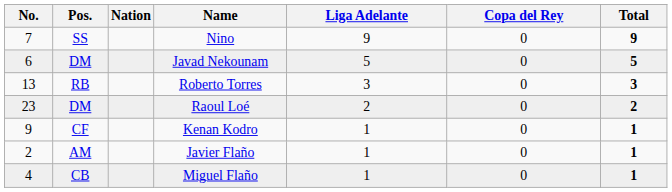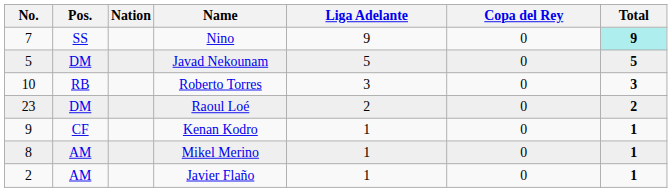(634, 38) no background -> (634, 38) paleturquoise background
(29, 61) 6 -> (29, 61) 5
(29, 84) 13 -> (29, 84) 10
+ row: (220, 152)
- row: (220, 175)
